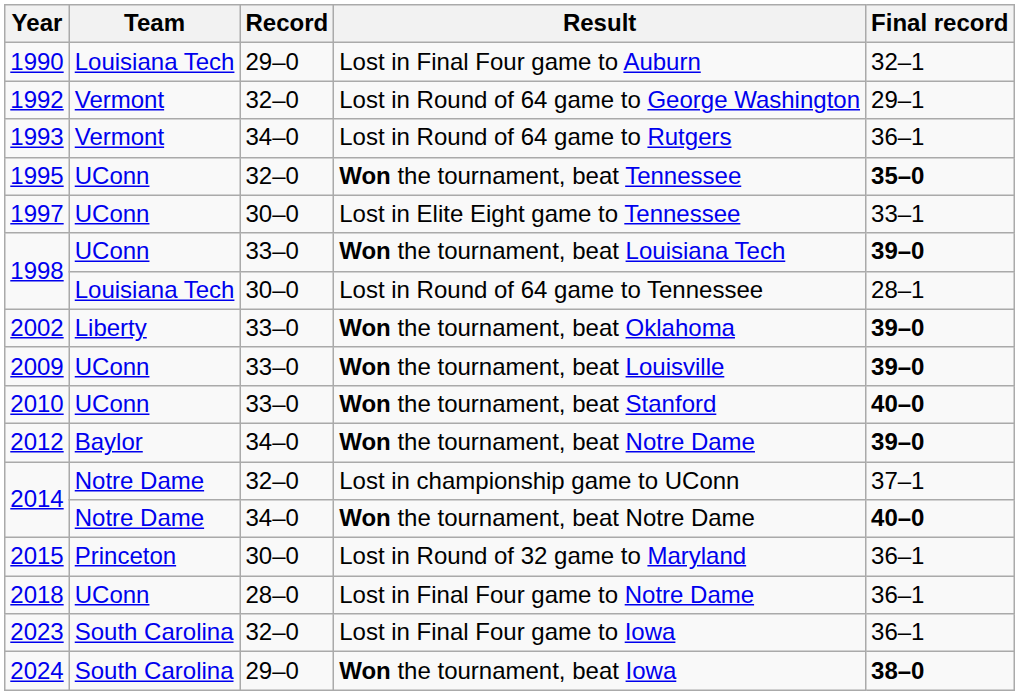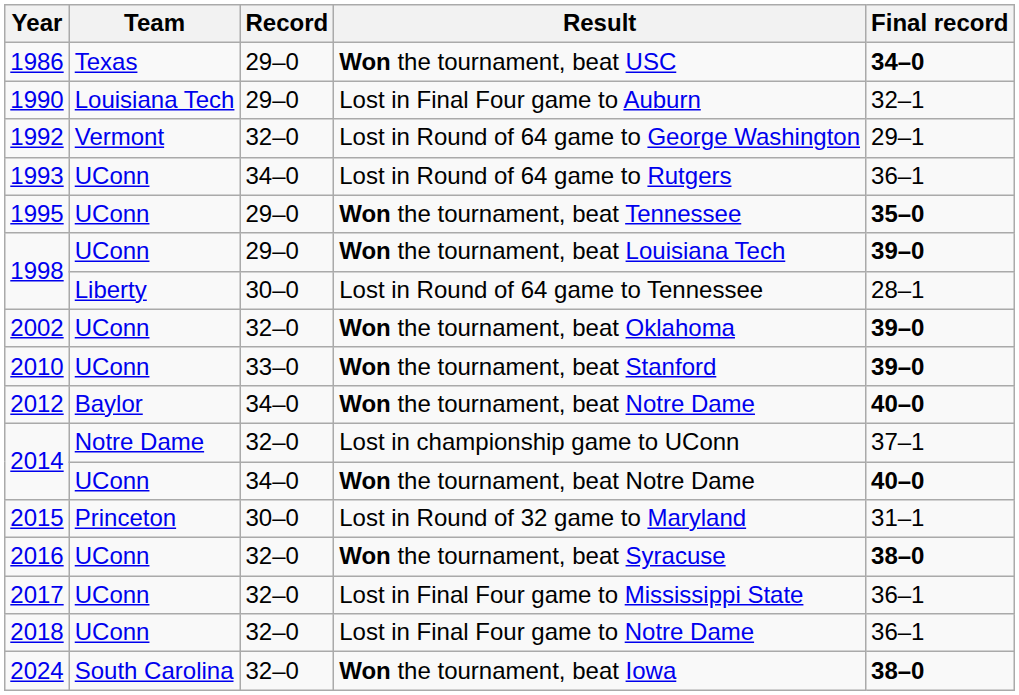+ row: (37, 61)
(119, 137) Vermont -> (112, 175) UConn
(272, 175) 32–0 -> (272, 213) 29–0
- row: (37, 213)
(272, 251) 33–0 -> (272, 251) 29–0
(155, 289) Louisiana Tech -> (111, 289) Liberty
(111, 328) Liberty -> (112, 328) UConn
(272, 328) 33–0 -> (272, 328) 32–0
- row: (37, 366)
(898, 404) 40–0 -> (898, 366) 39–0
(898, 442) 39–0 -> (898, 404) 40–0
(139, 518) Notre Dame -> (112, 480) UConn
(898, 556) 36–1 -> (898, 518) 31–1
+ row: (37, 556)
+ row: (37, 594)
(272, 594) 28–0 -> (272, 632) 32–0
- row: (37, 632)
(272, 670) 29–0 -> (272, 670) 32–0
